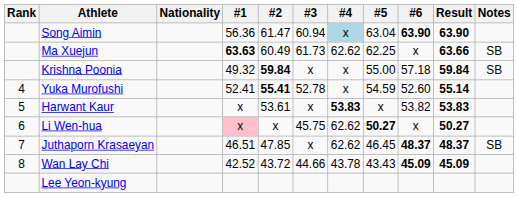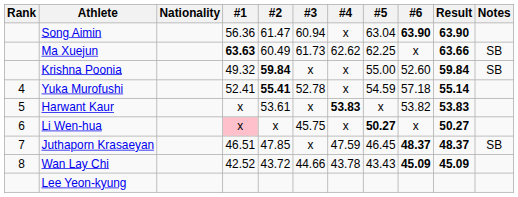(346, 32) lightblue background -> (346, 32) no background
(416, 70) 57.18 -> (416, 70) 52.60
(416, 88) 52.60 -> (416, 88) 57.18
(346, 126) 62.62 -> (346, 126) x
(346, 145) 62.62 -> (346, 145) 47.59
